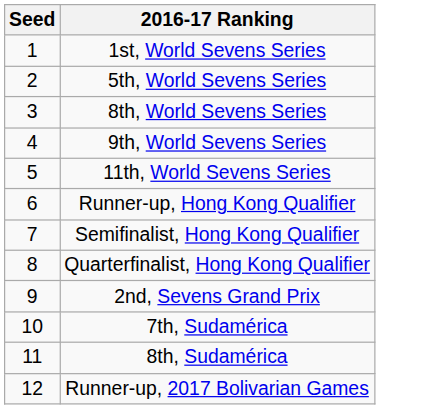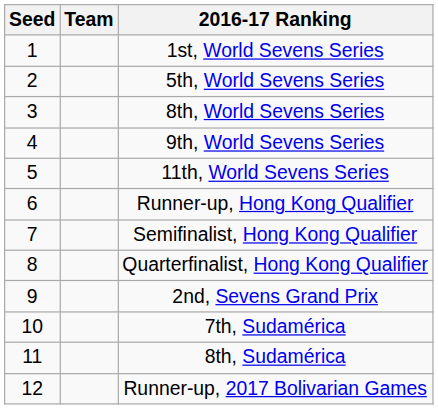+ column: (89, 19)
